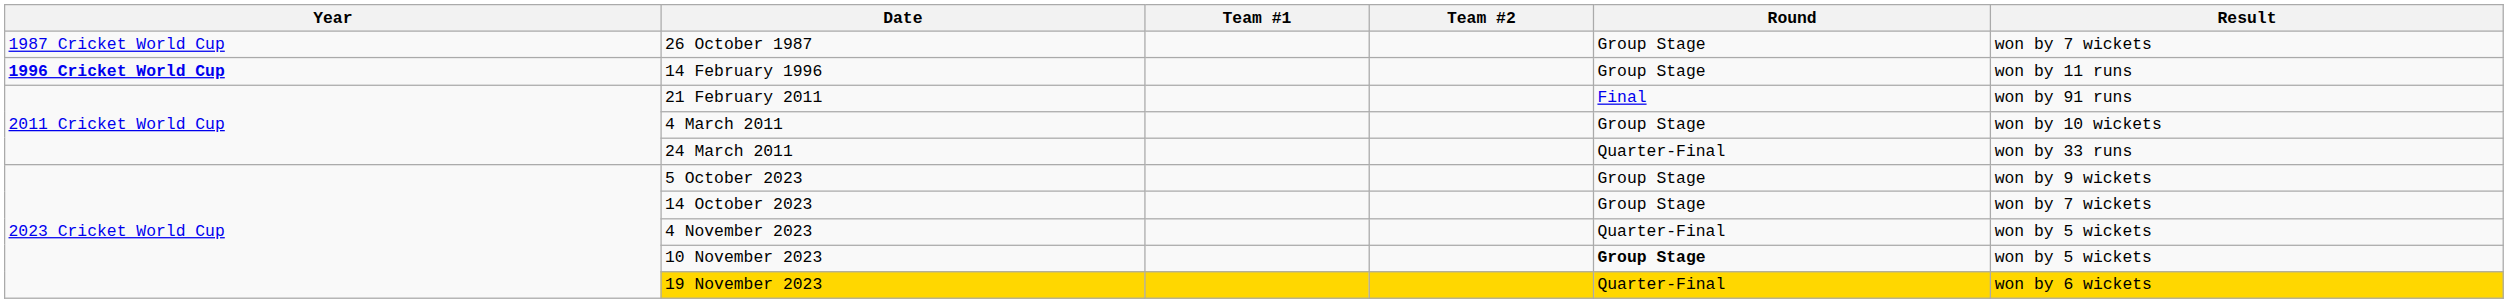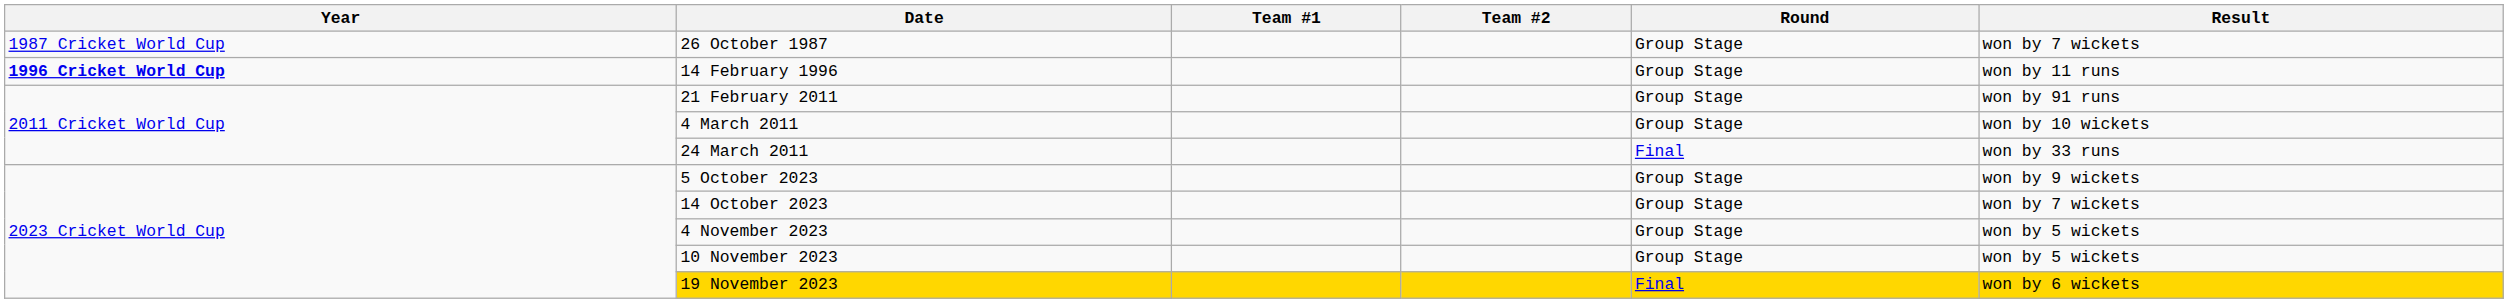(1622, 98) Final -> (1689, 98) Group Stage
(1661, 151) Quarter-Final -> (1659, 151) Final
(1661, 232) Quarter-Final -> (1689, 232) Group Stage
(1651, 258) bold -> (1689, 258) normal
(1661, 285) Quarter-Final -> (1659, 285) Final
